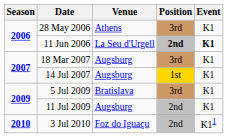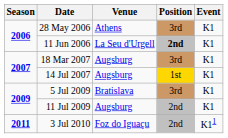(208, 44) bold -> (208, 44) normal
(21, 124) 2010 -> (21, 124) 2011
